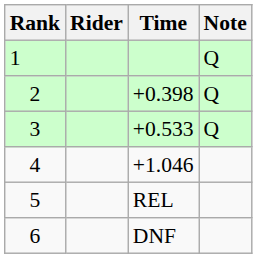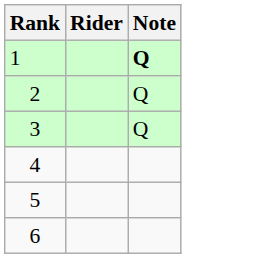- column: (163, 22)
(211, 58) normal -> (141, 58) bold
